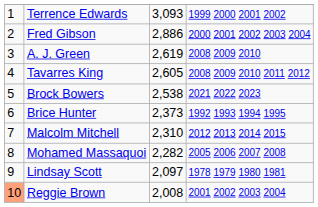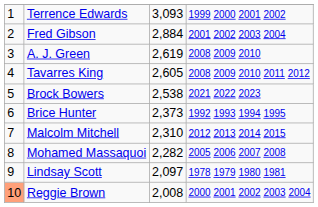(168, 34) 2,886 -> (168, 34) 2,884
(250, 34) 2000 2001 2002 2003 2004 -> (237, 34) 2001 2002 2003 2004
(237, 192) 2001 2002 2003 2004 -> (250, 192) 2000 2001 2002 2003 2004
